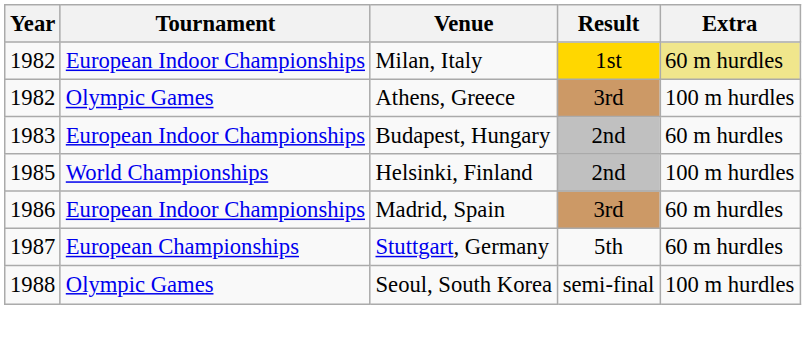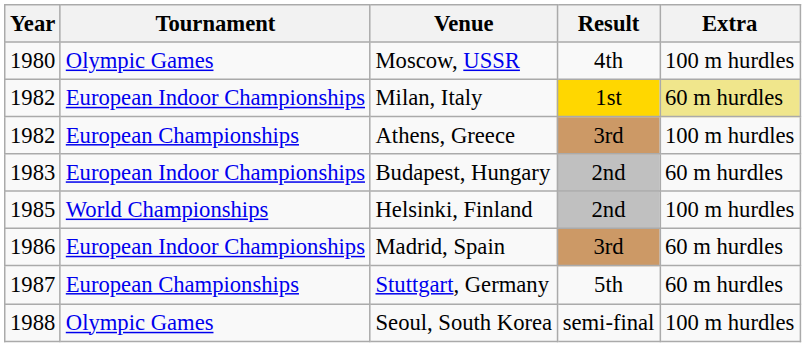+ row: (448, 60)
(140, 98) Olympic Games -> (182, 135) European Championships
